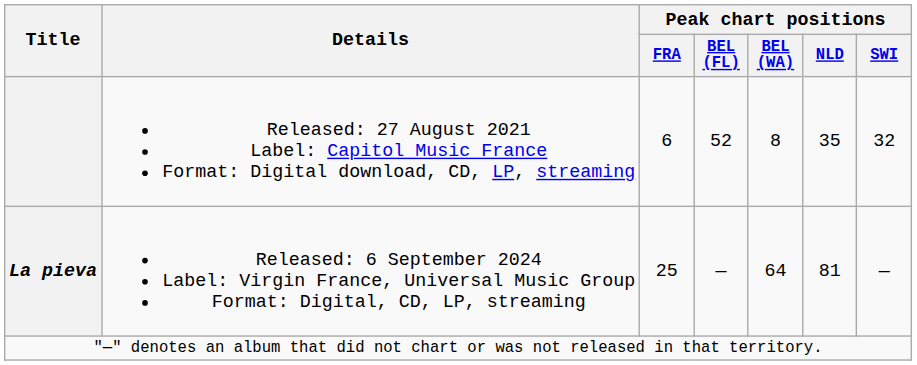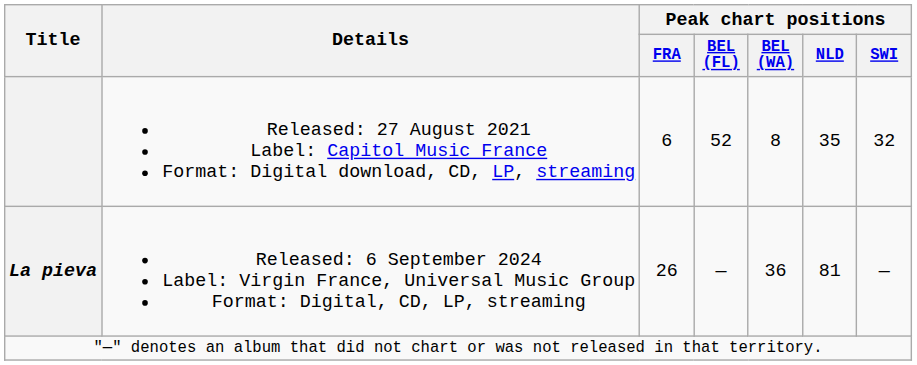(667, 271) 25 -> (667, 271) 26
(775, 271) 64 -> (775, 271) 36
